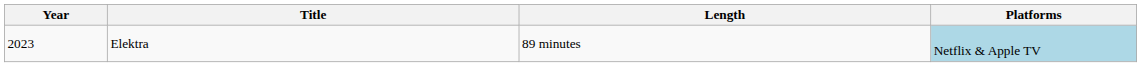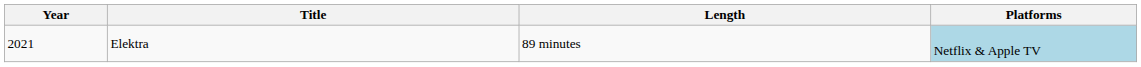(21, 43) 2023 -> (21, 43) 2021
